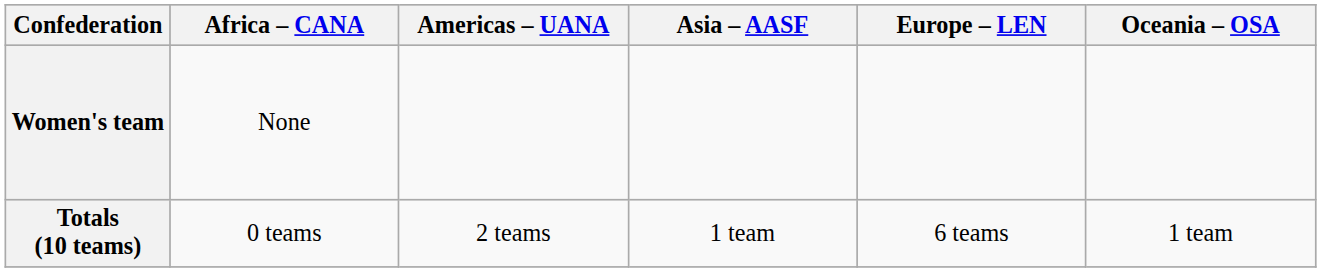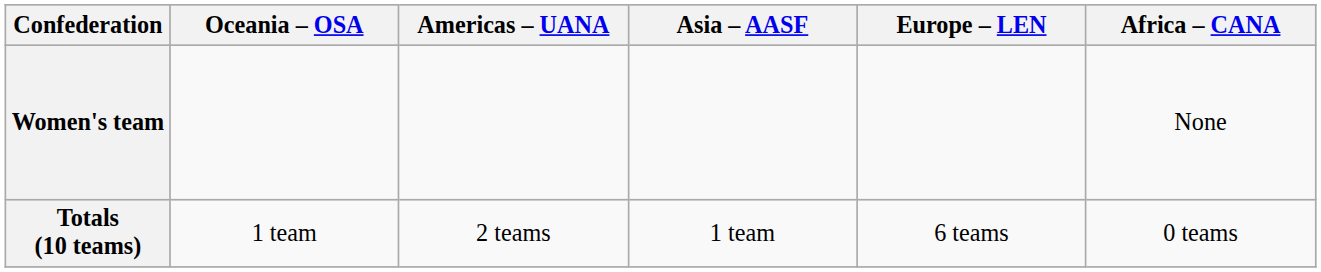columns swapped: (284, 24) <-> (1201, 24)
